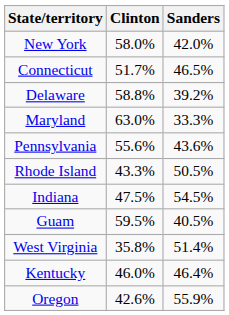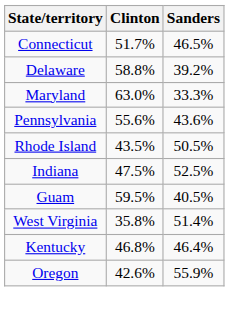- row: (55, 44)
(135, 171) 43.3% -> (135, 145) 43.5%
(193, 196) 54.5% -> (193, 171) 52.5%
(135, 272) 46.0% -> (135, 247) 46.8%
